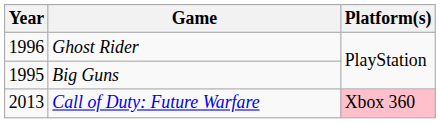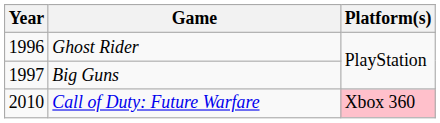(26, 74) 1995 -> (26, 74) 1997
(26, 103) 2013 -> (26, 103) 2010
